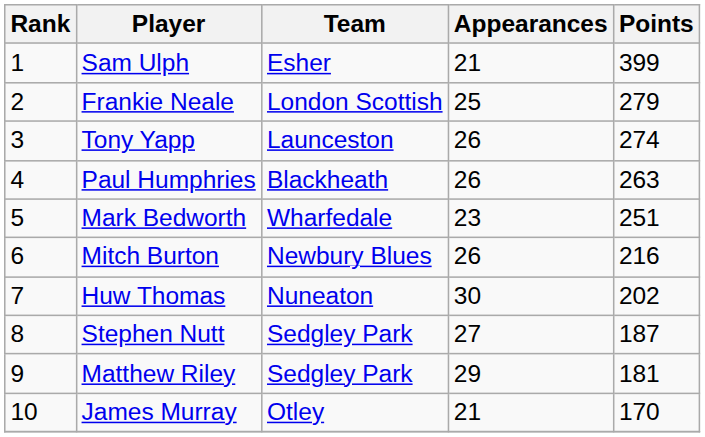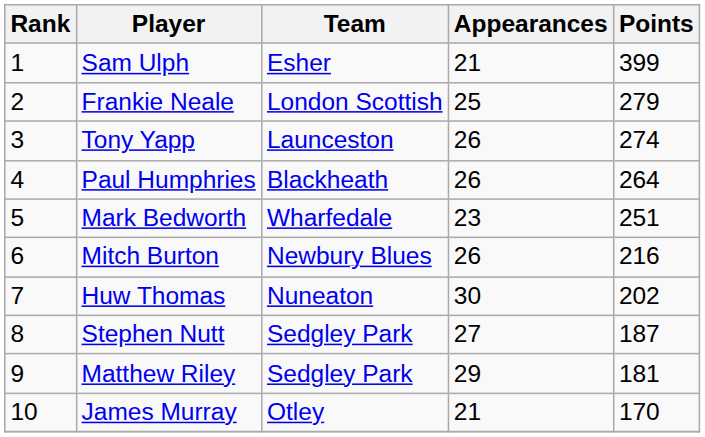(639, 179) 263 -> (639, 179) 264
